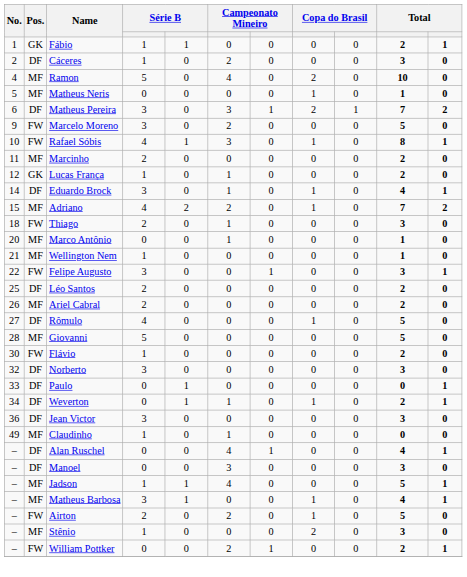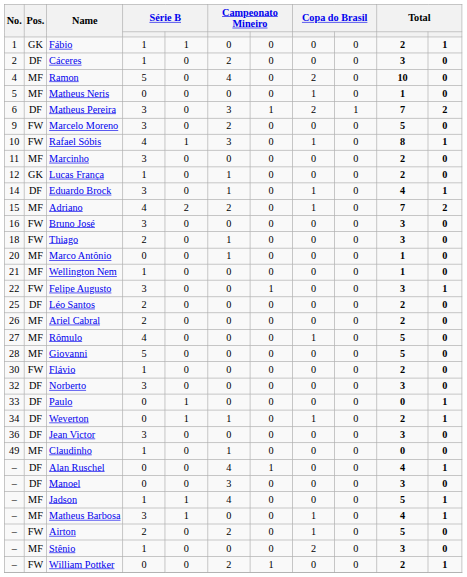(144, 158) 2 -> (144, 158) 3
+ row: (72, 223)
(35, 321) DF -> (35, 337) MF
